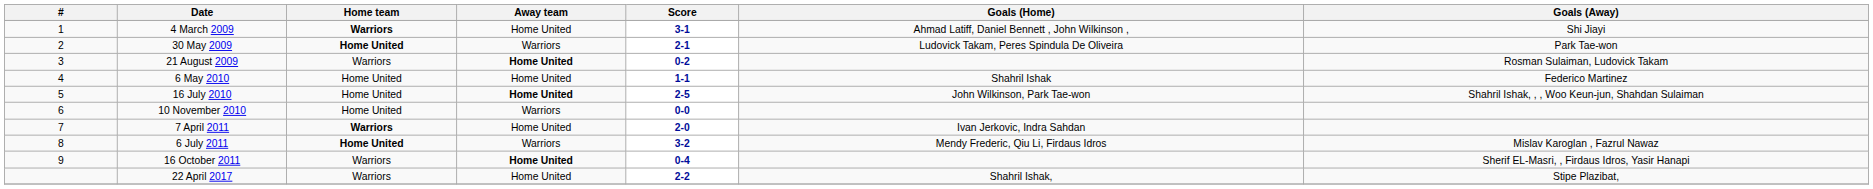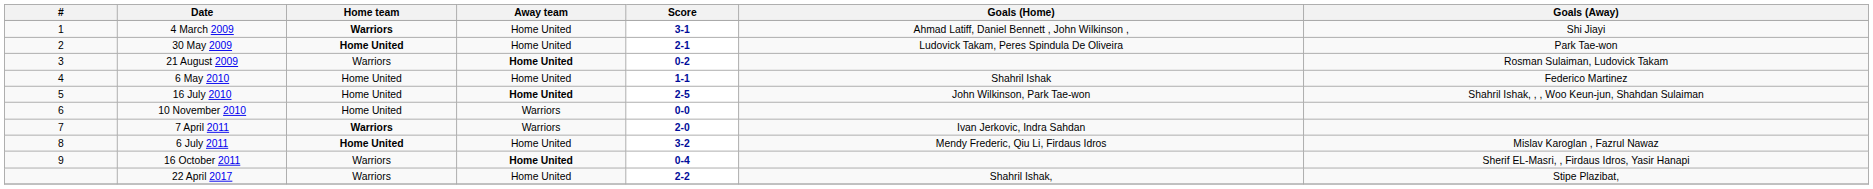(541, 45) Warriors -> (541, 45) Home United
(541, 127) Home United -> (541, 127) Warriors
(541, 143) Warriors -> (541, 143) Home United
